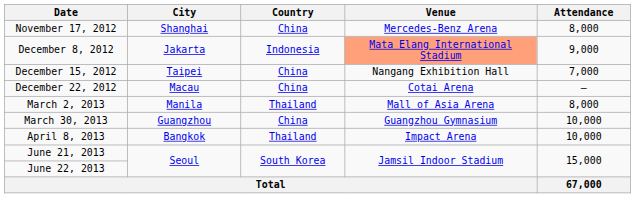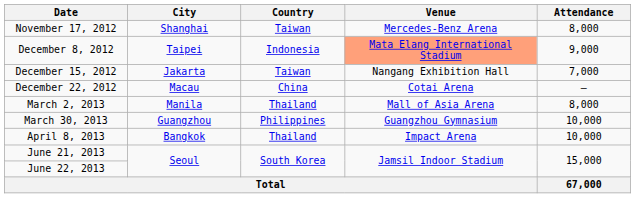(293, 29) China -> (293, 29) Taiwan
(184, 50) Jakarta -> (184, 50) Taipei
(184, 72) Taipei -> (184, 72) Jakarta
(293, 72) China -> (293, 72) Taiwan
(293, 120) China -> (293, 120) Philippines
